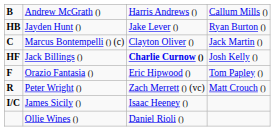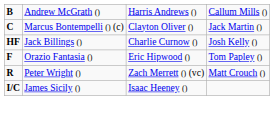- row: (53, 27)
(166, 57) bold -> (163, 42) normal
- row: (51, 118)
